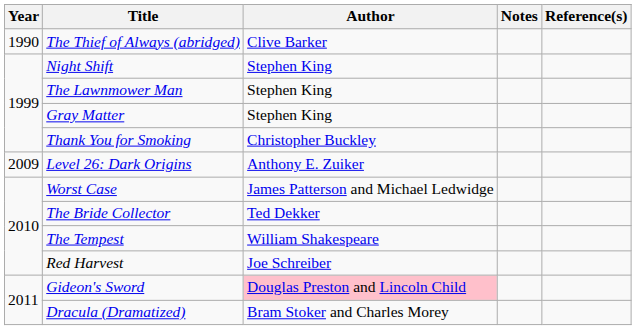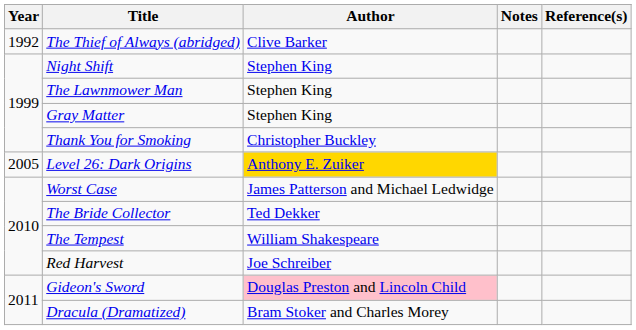(24, 41) 1990 -> (24, 41) 1992
(24, 164) 2009 -> (24, 164) 2005
(306, 164) no background -> (306, 164) gold background
